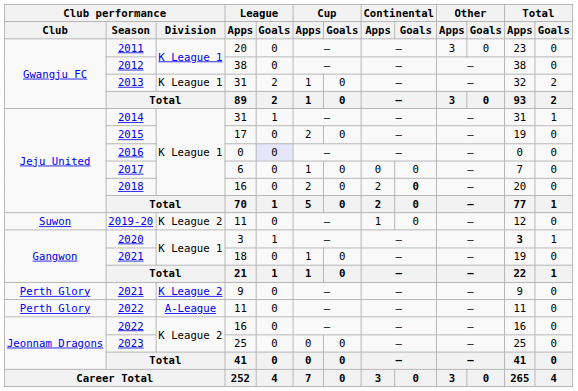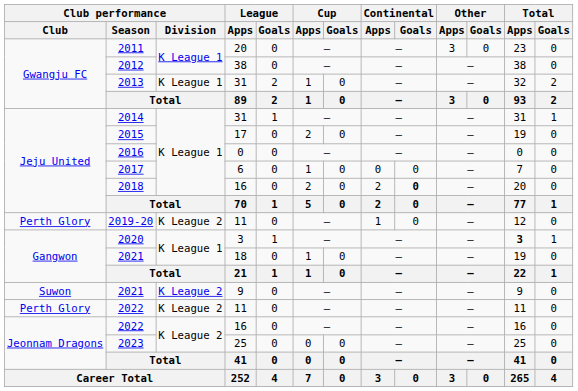(274, 152) lavender background -> (274, 152) no background
(55, 222) Suwon -> (55, 222) Perth Glory
(55, 291) Perth Glory -> (55, 291) Suwon
(190, 308) A-League -> (190, 308) K League 2
